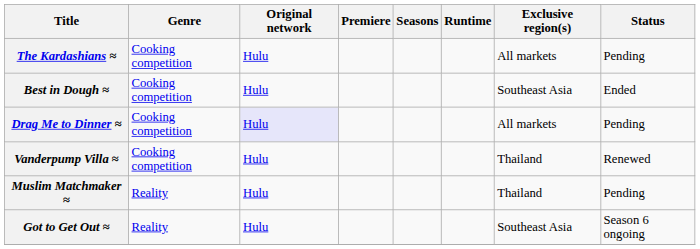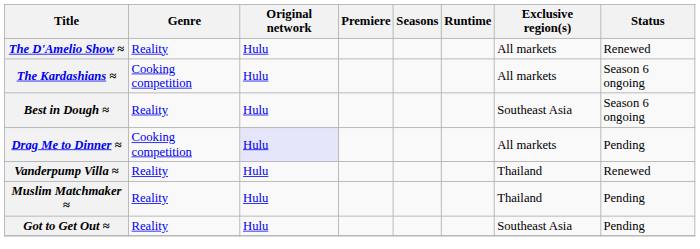+ row: (67, 48)
(624, 55) Pending -> (626, 75) Season 6 ongoing
(162, 90) Cooking competition -> (150, 110) Reality
(620, 90) Ended -> (626, 110) Season 6 ongoing
(162, 158) Cooking competition -> (150, 171) Reality
(626, 227) Season 6 ongoing -> (624, 225) Pending
